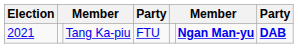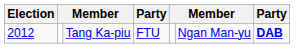(21, 33) 2021 -> (21, 33) 2012
(216, 33) bold -> (214, 33) normal
